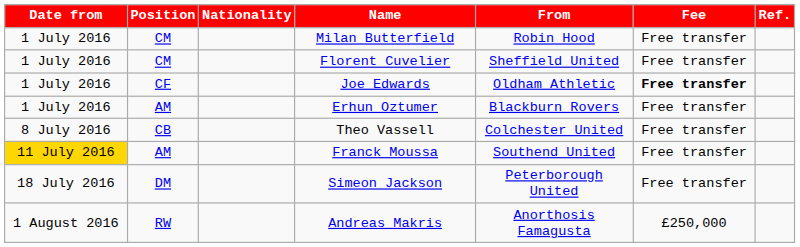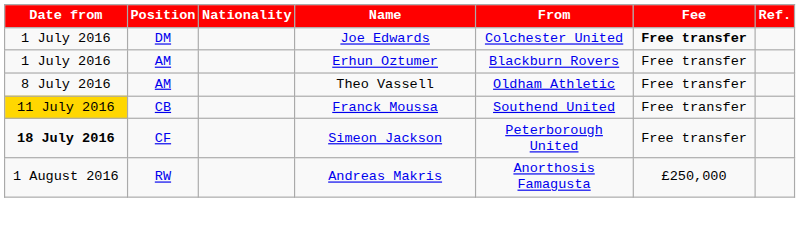- row: (385, 38)
- row: (385, 61)
(163, 84) CF -> (163, 38) DM
(554, 84) Oldham Athletic -> (554, 38) Colchester United
(163, 130) CB -> (163, 84) AM
(554, 130) Colchester United -> (554, 84) Oldham Athletic
(163, 152) AM -> (163, 107) CB
(66, 183) normal -> (66, 138) bold
(163, 183) DM -> (163, 138) CF
